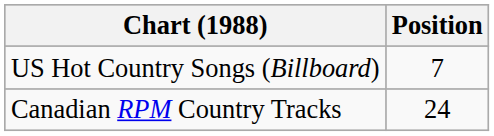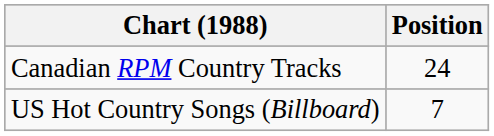rows swapped: (176, 109) <-> (195, 67)
